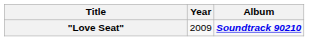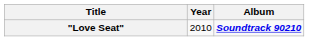(201, 28) 2009 -> (201, 28) 2010
